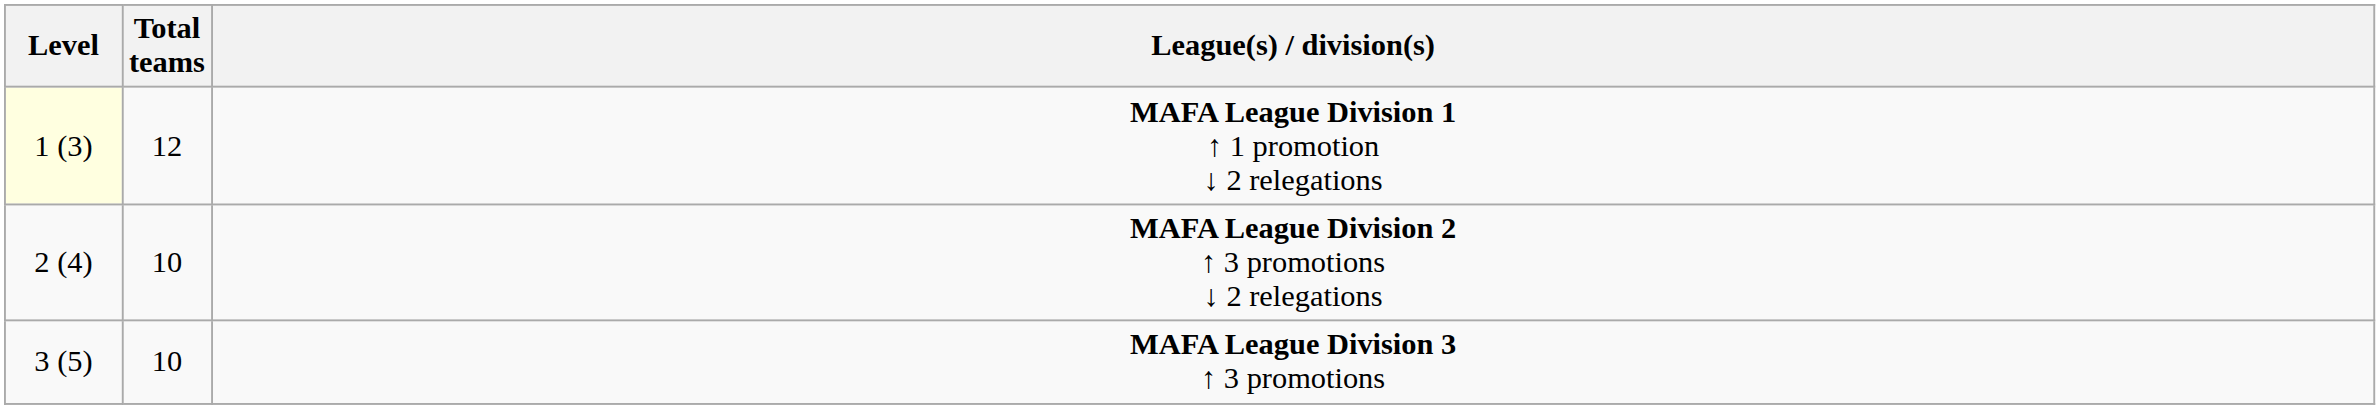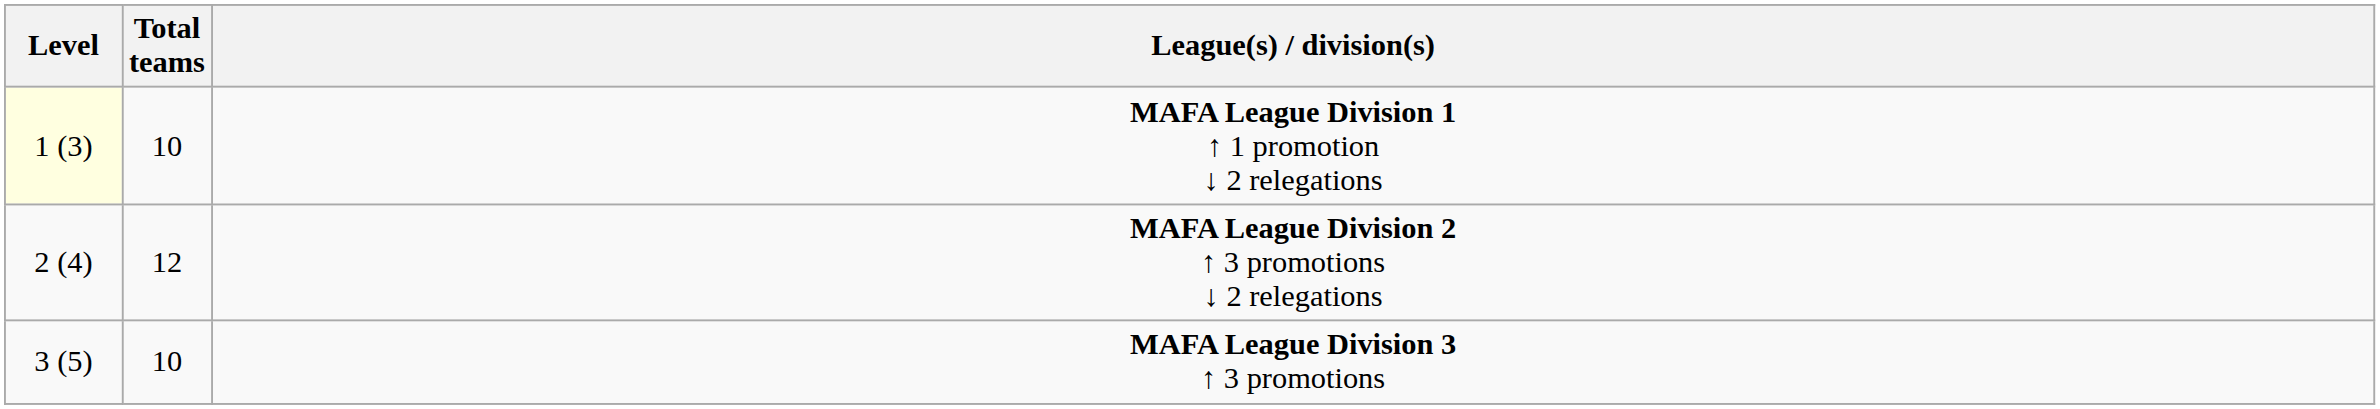(167, 145) 12 -> (167, 145) 10
(167, 261) 10 -> (167, 261) 12
